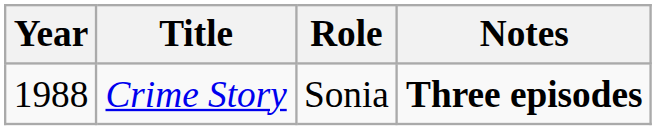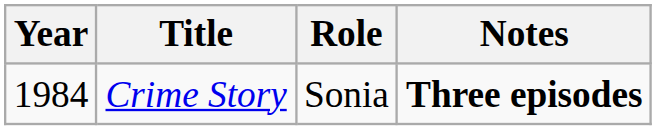(51, 93) 1988 -> (51, 93) 1984
